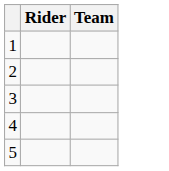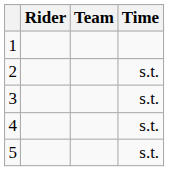+ column: (140, 17)
